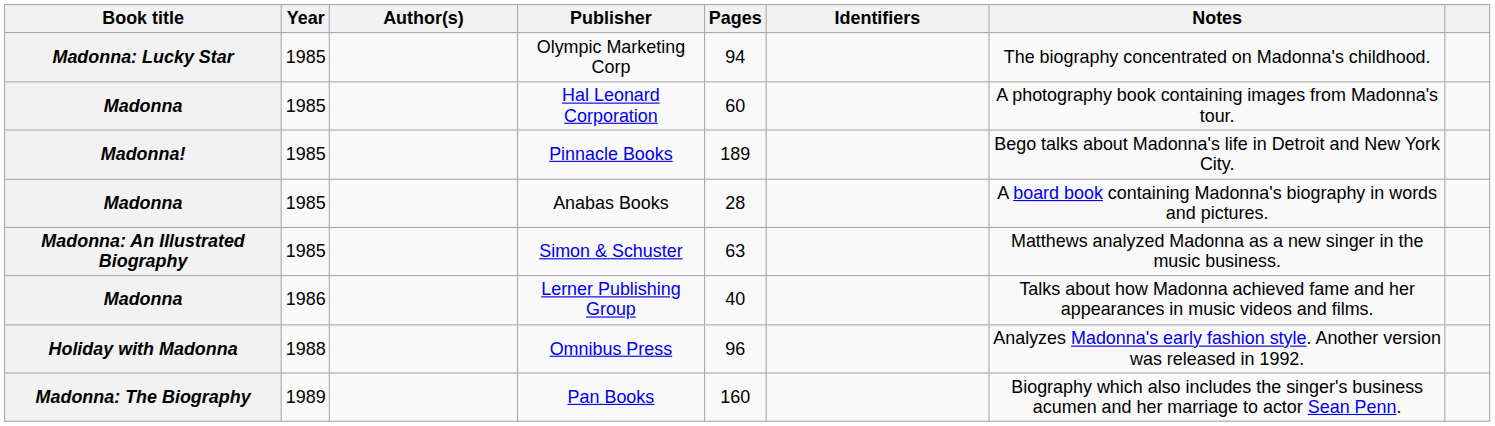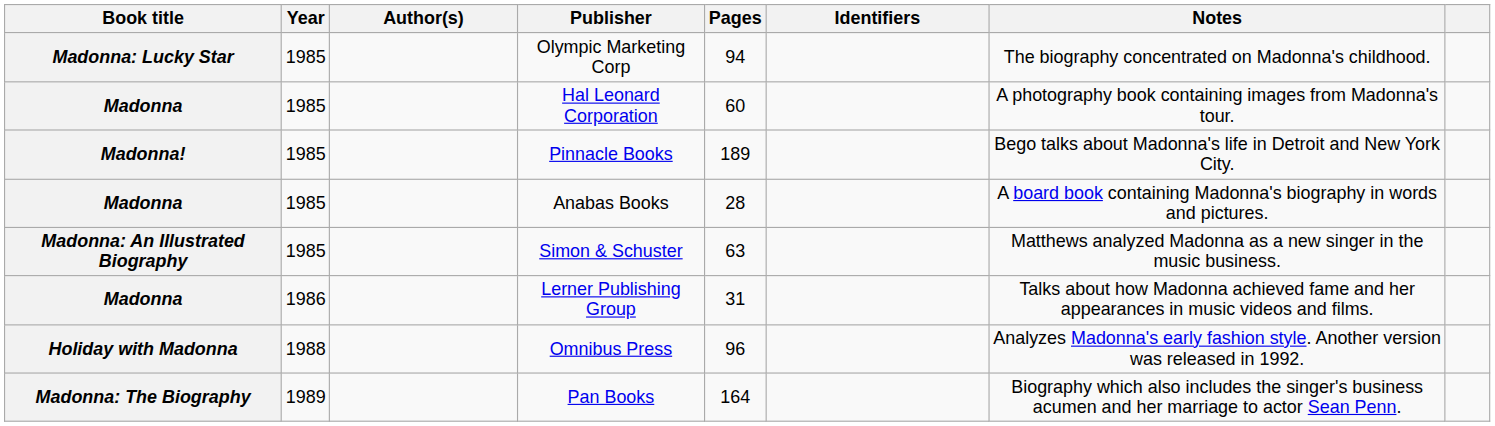(735, 300) 40 -> (735, 300) 31
(735, 397) 160 -> (735, 397) 164
